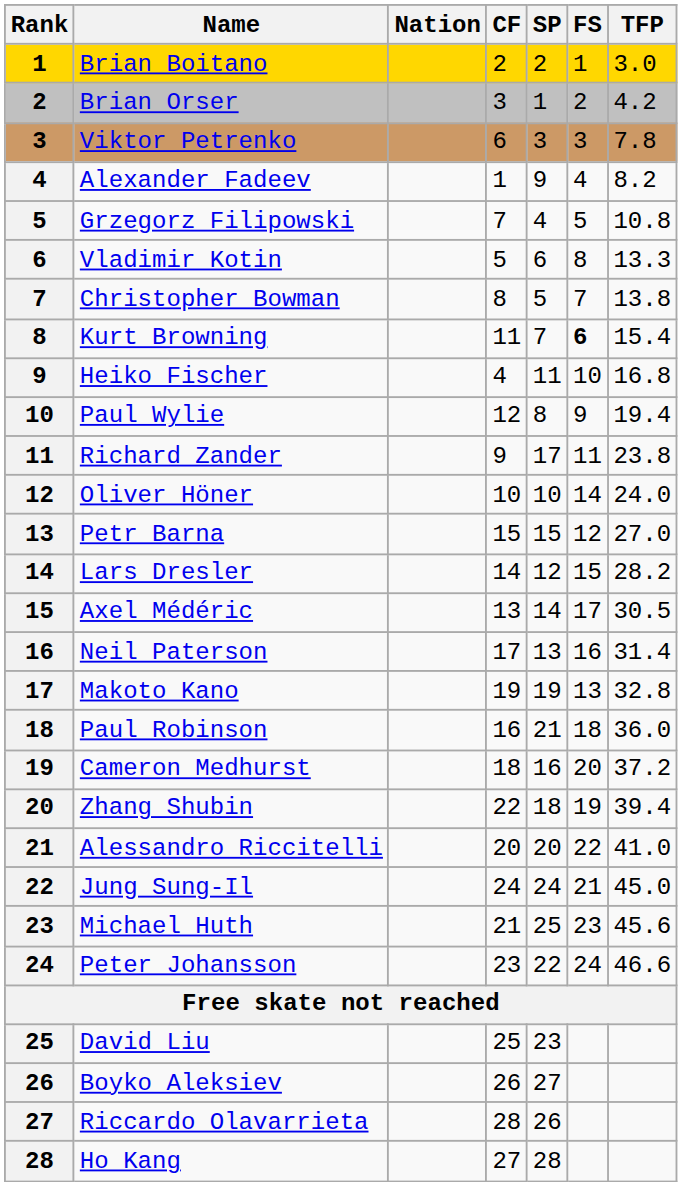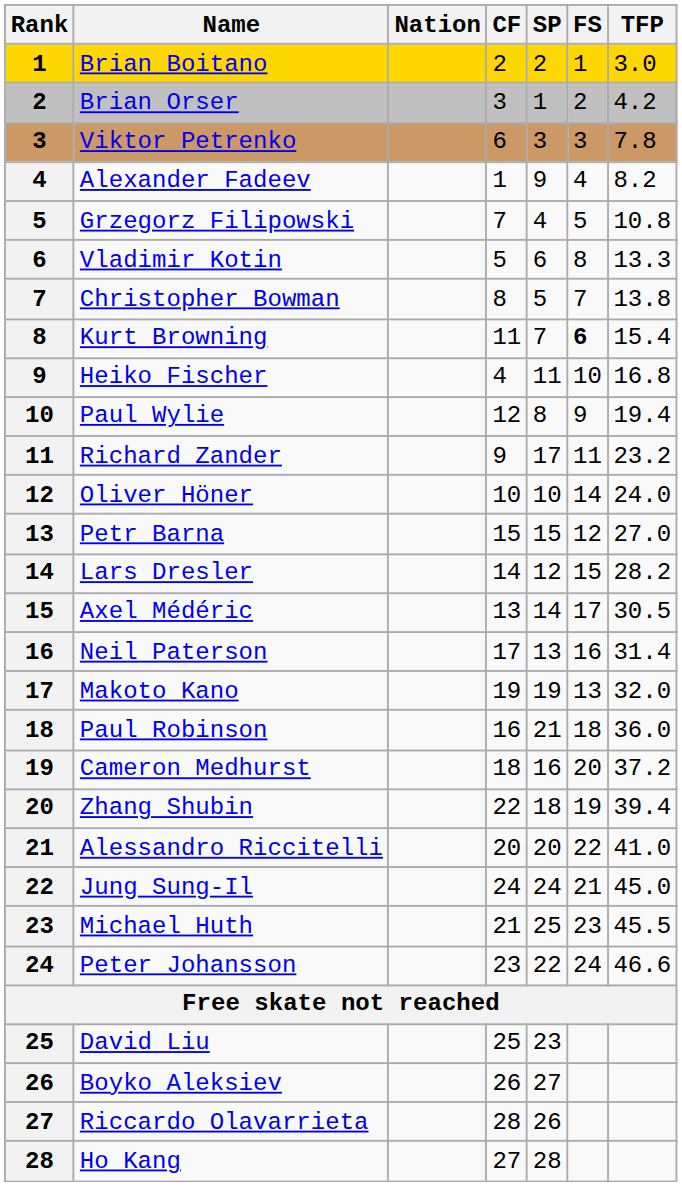(642, 456) 23.8 -> (642, 456) 23.2
(642, 691) 32.8 -> (642, 691) 32.0
(642, 926) 45.6 -> (642, 926) 45.5
